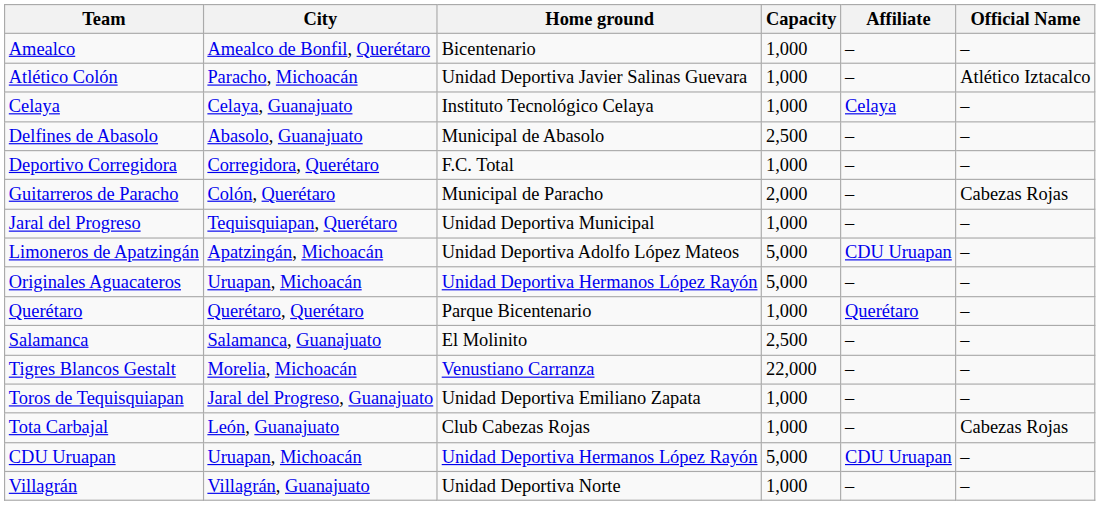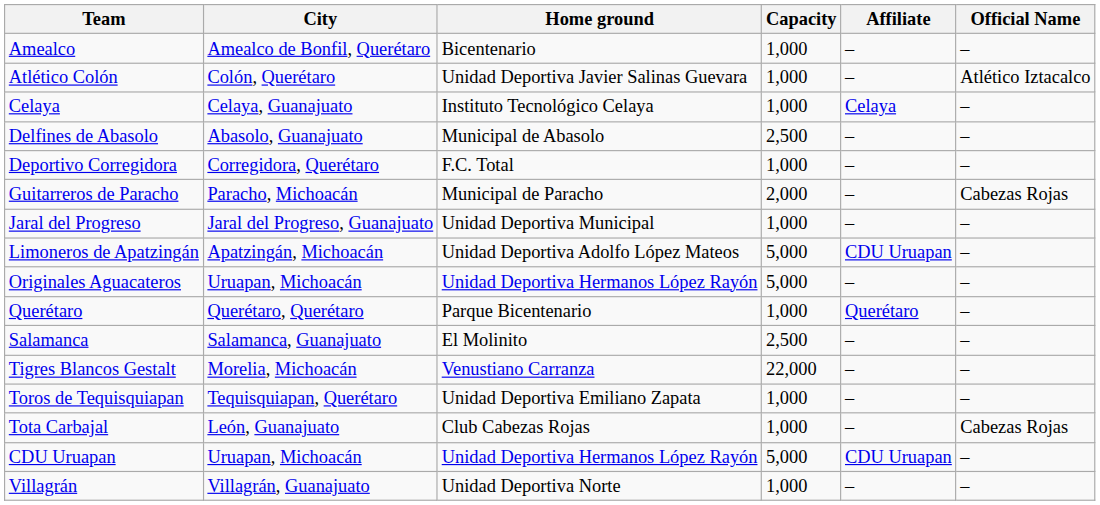(282, 77) Paracho, Michoacán -> (271, 77) Colón, Querétaro
(271, 194) Colón, Querétaro -> (282, 194) Paracho, Michoacán
(302, 223) Tequisquiapan, Querétaro -> (320, 223) Jaral del Progreso, Guanajuato
(320, 398) Jaral del Progreso, Guanajuato -> (302, 398) Tequisquiapan, Querétaro
